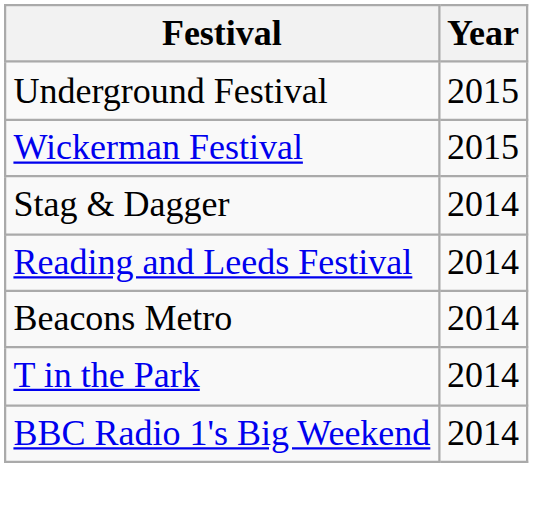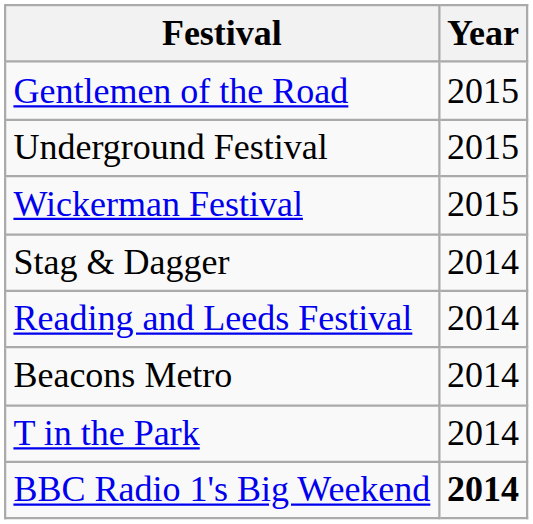+ row: (181, 90)
(483, 432) normal -> (483, 489) bold
